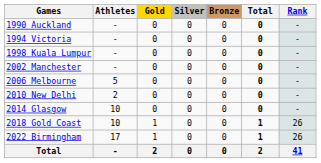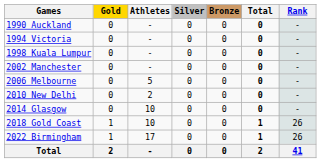columns swapped: (115, 11) <-> (155, 11)
